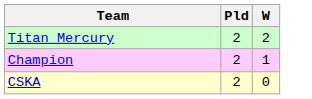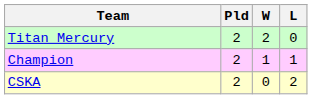+ column: (293, 16)
